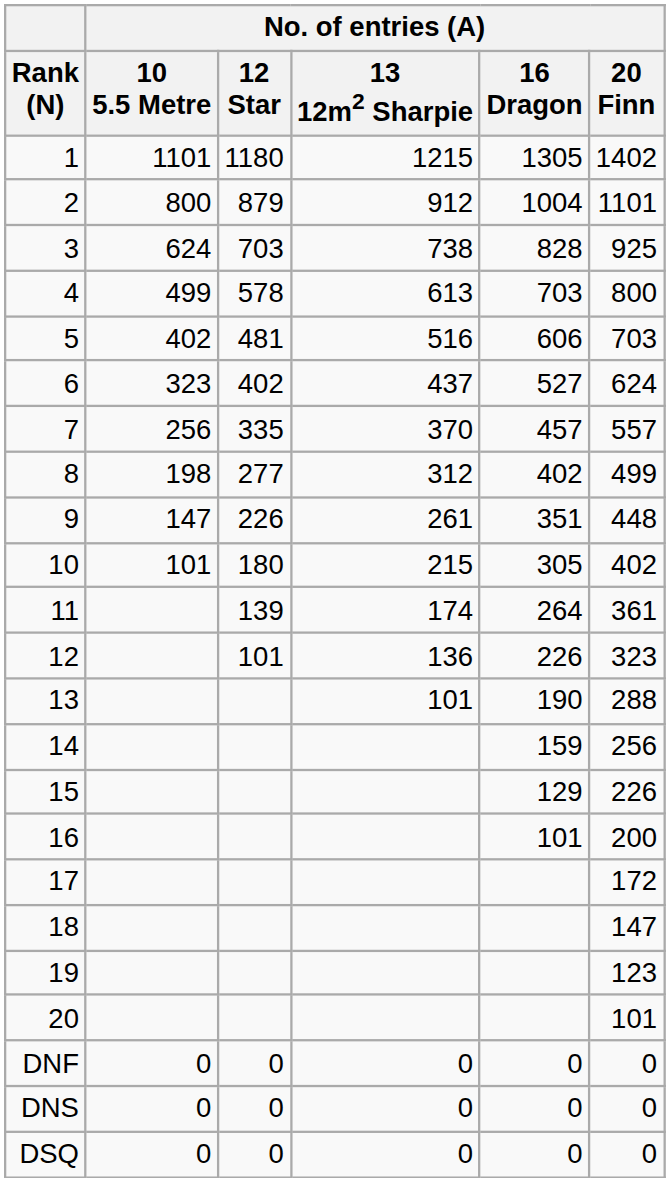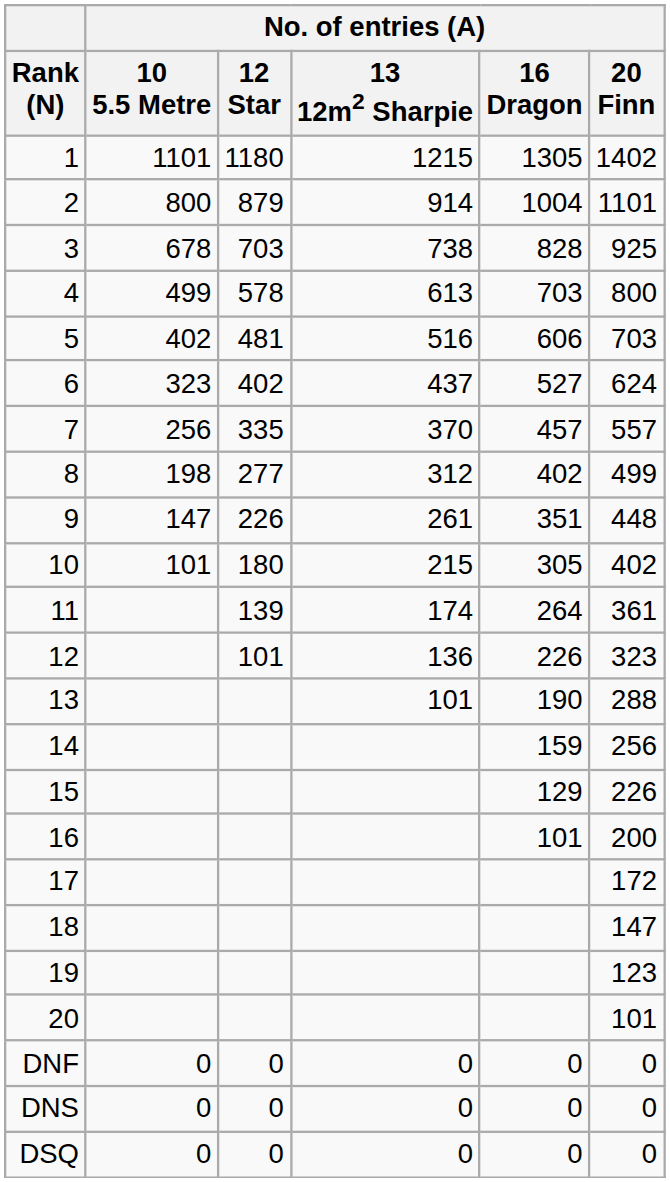(450, 203) 912 -> (450, 203) 914
(188, 248) 624 -> (188, 248) 678
